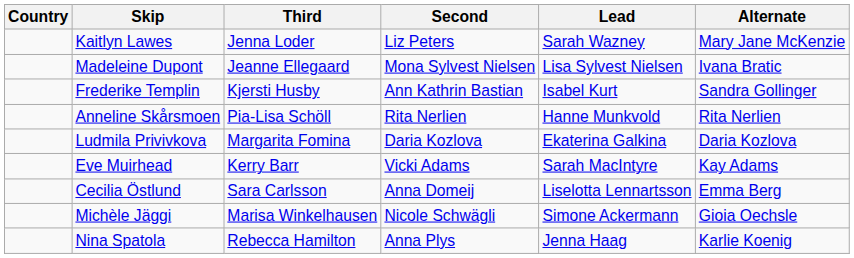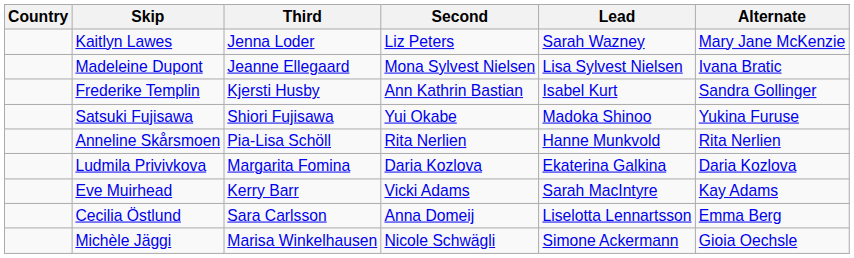+ row: (134, 116)
- row: (120, 240)
